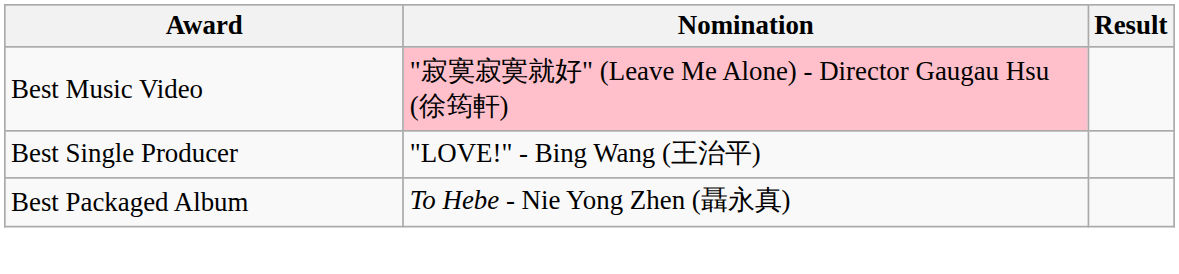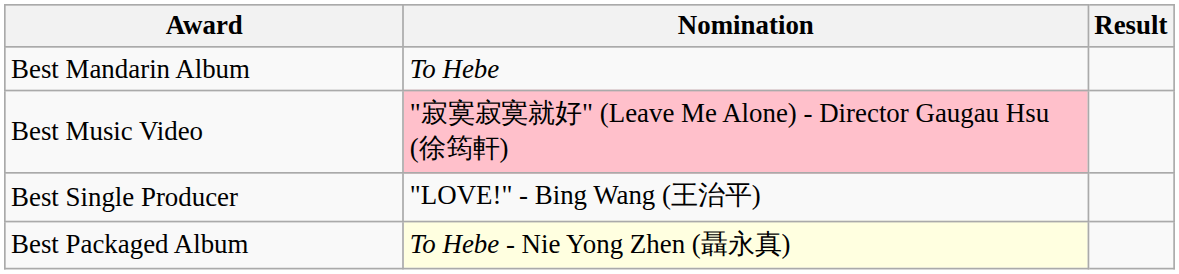+ row: (130, 68)
(600, 200) no background -> (600, 243) lightyellow background
